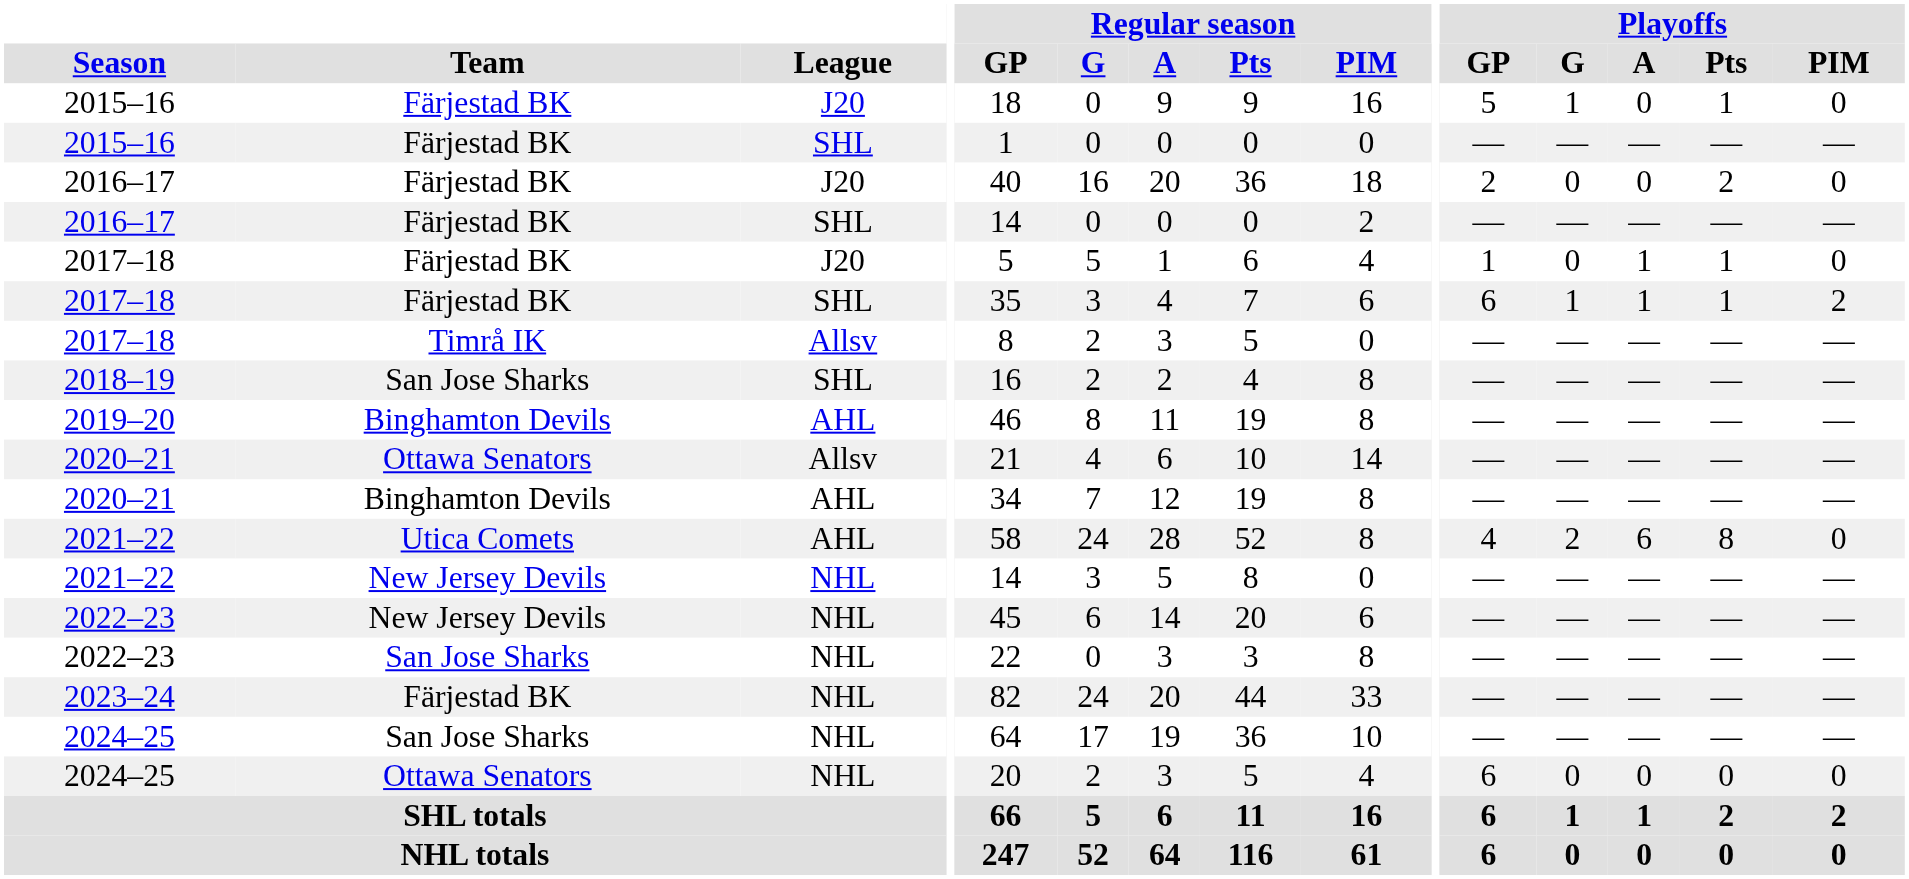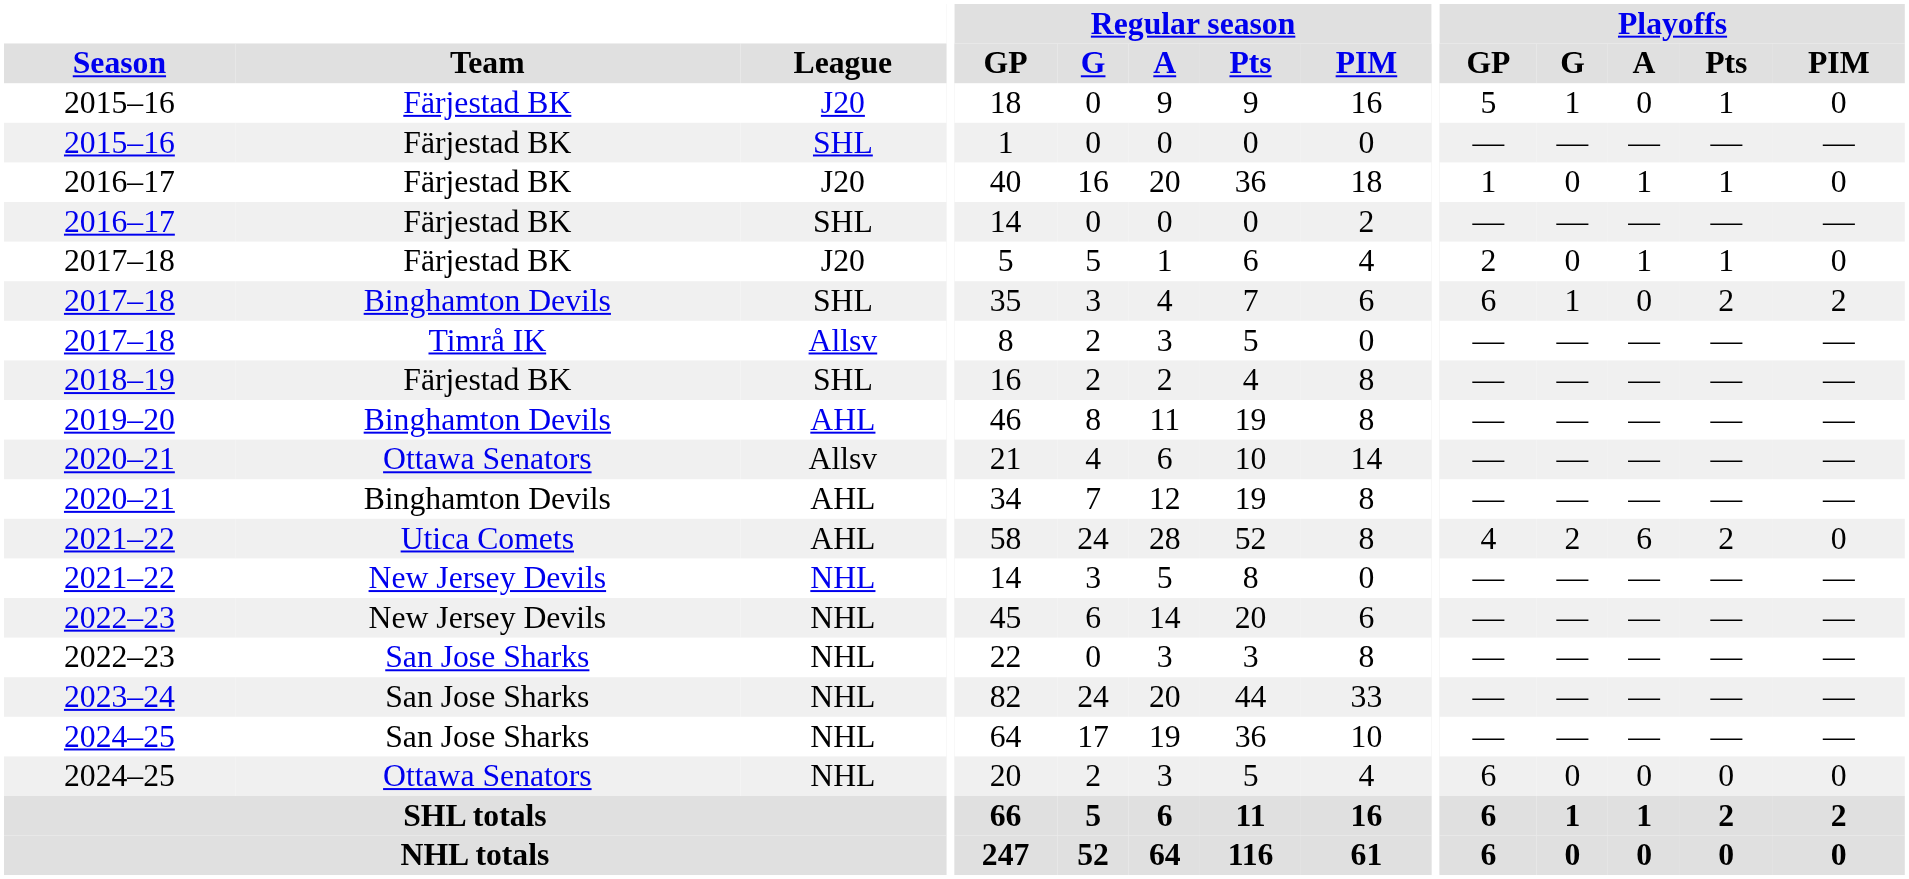(1488, 181) 2 -> (1488, 181) 1
(1644, 181) 0 -> (1644, 181) 1
(1726, 181) 2 -> (1726, 181) 1
(1488, 260) 1 -> (1488, 260) 2
(487, 300) Färjestad BK -> (487, 300) Binghamton Devils
(1644, 300) 1 -> (1644, 300) 0
(1726, 300) 1 -> (1726, 300) 2
(487, 379) San Jose Sharks -> (487, 379) Färjestad BK
(1726, 538) 8 -> (1726, 538) 2
(487, 696) Färjestad BK -> (487, 696) San Jose Sharks
